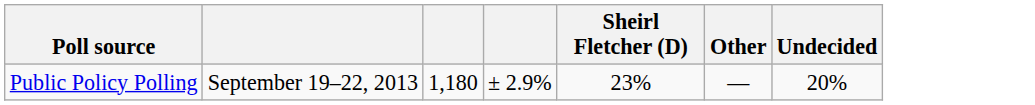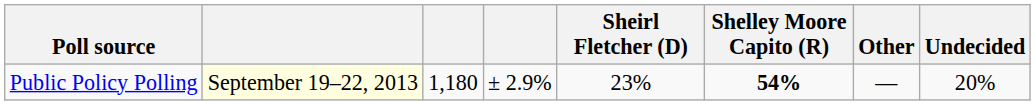+ column: (779, 34)
(313, 81) no background -> (313, 81) lightyellow background
